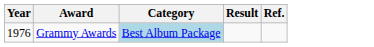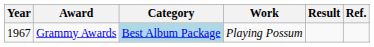+ column: (264, 13)
(19, 32) 1976 -> (19, 32) 1967
